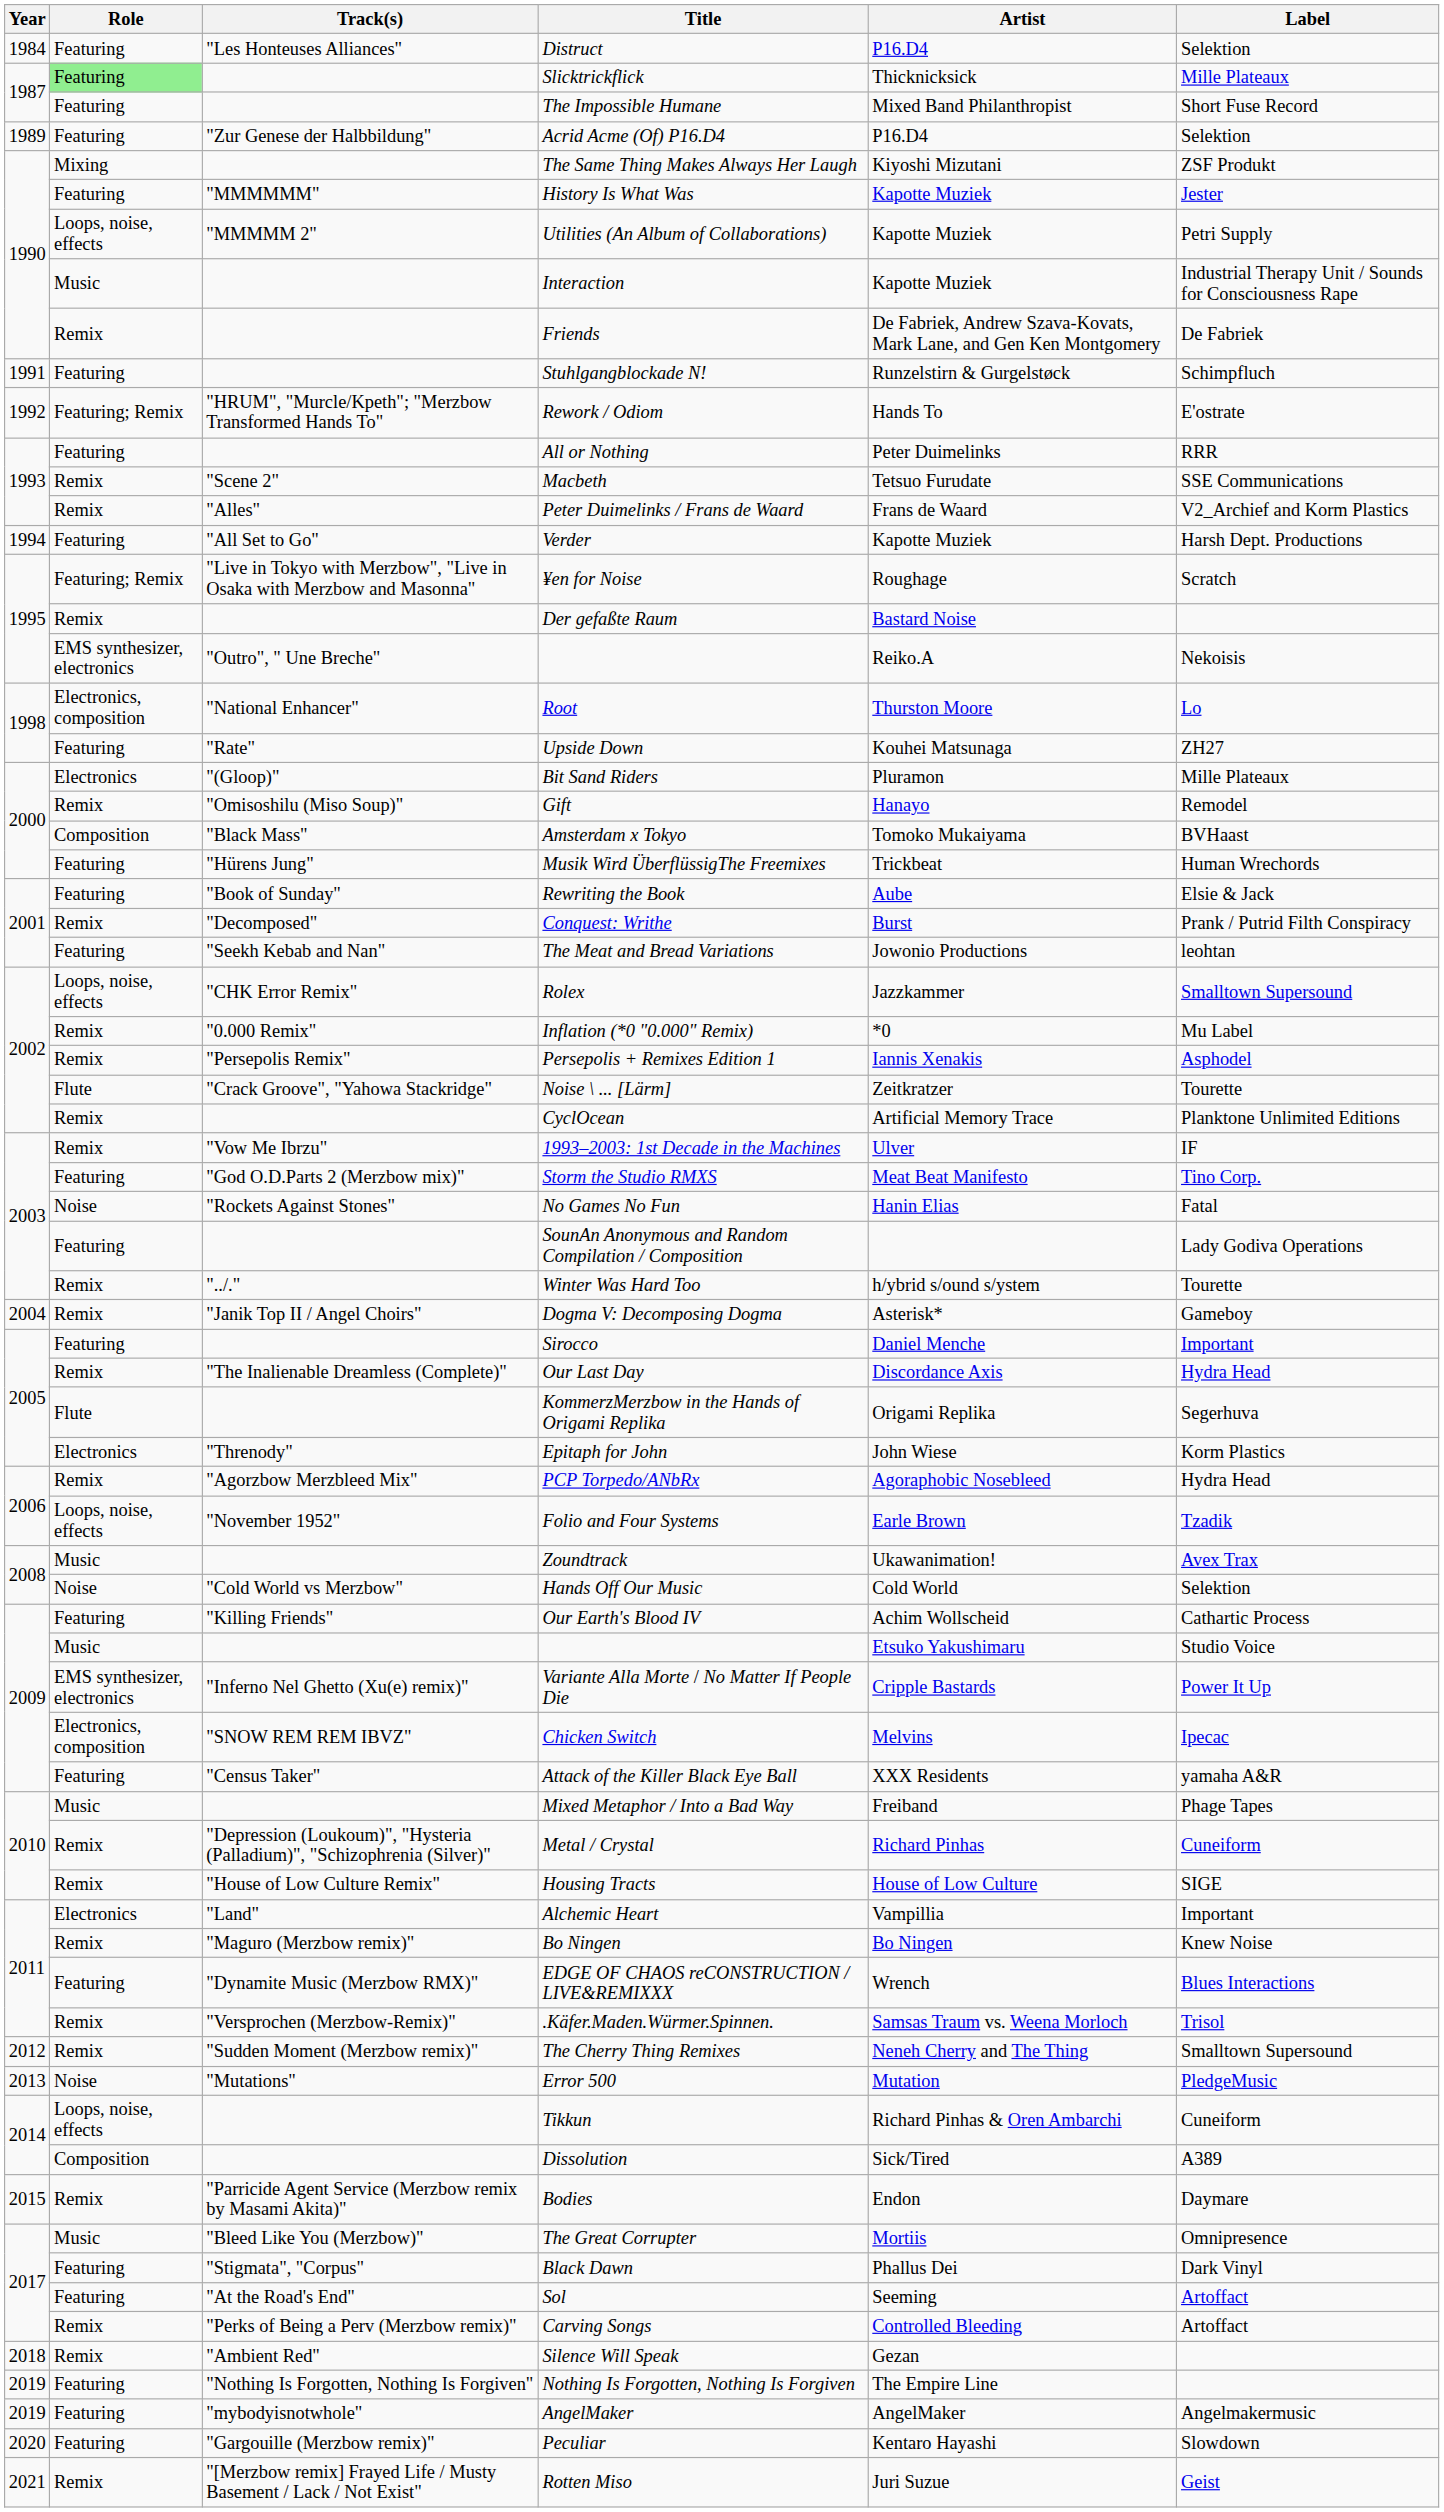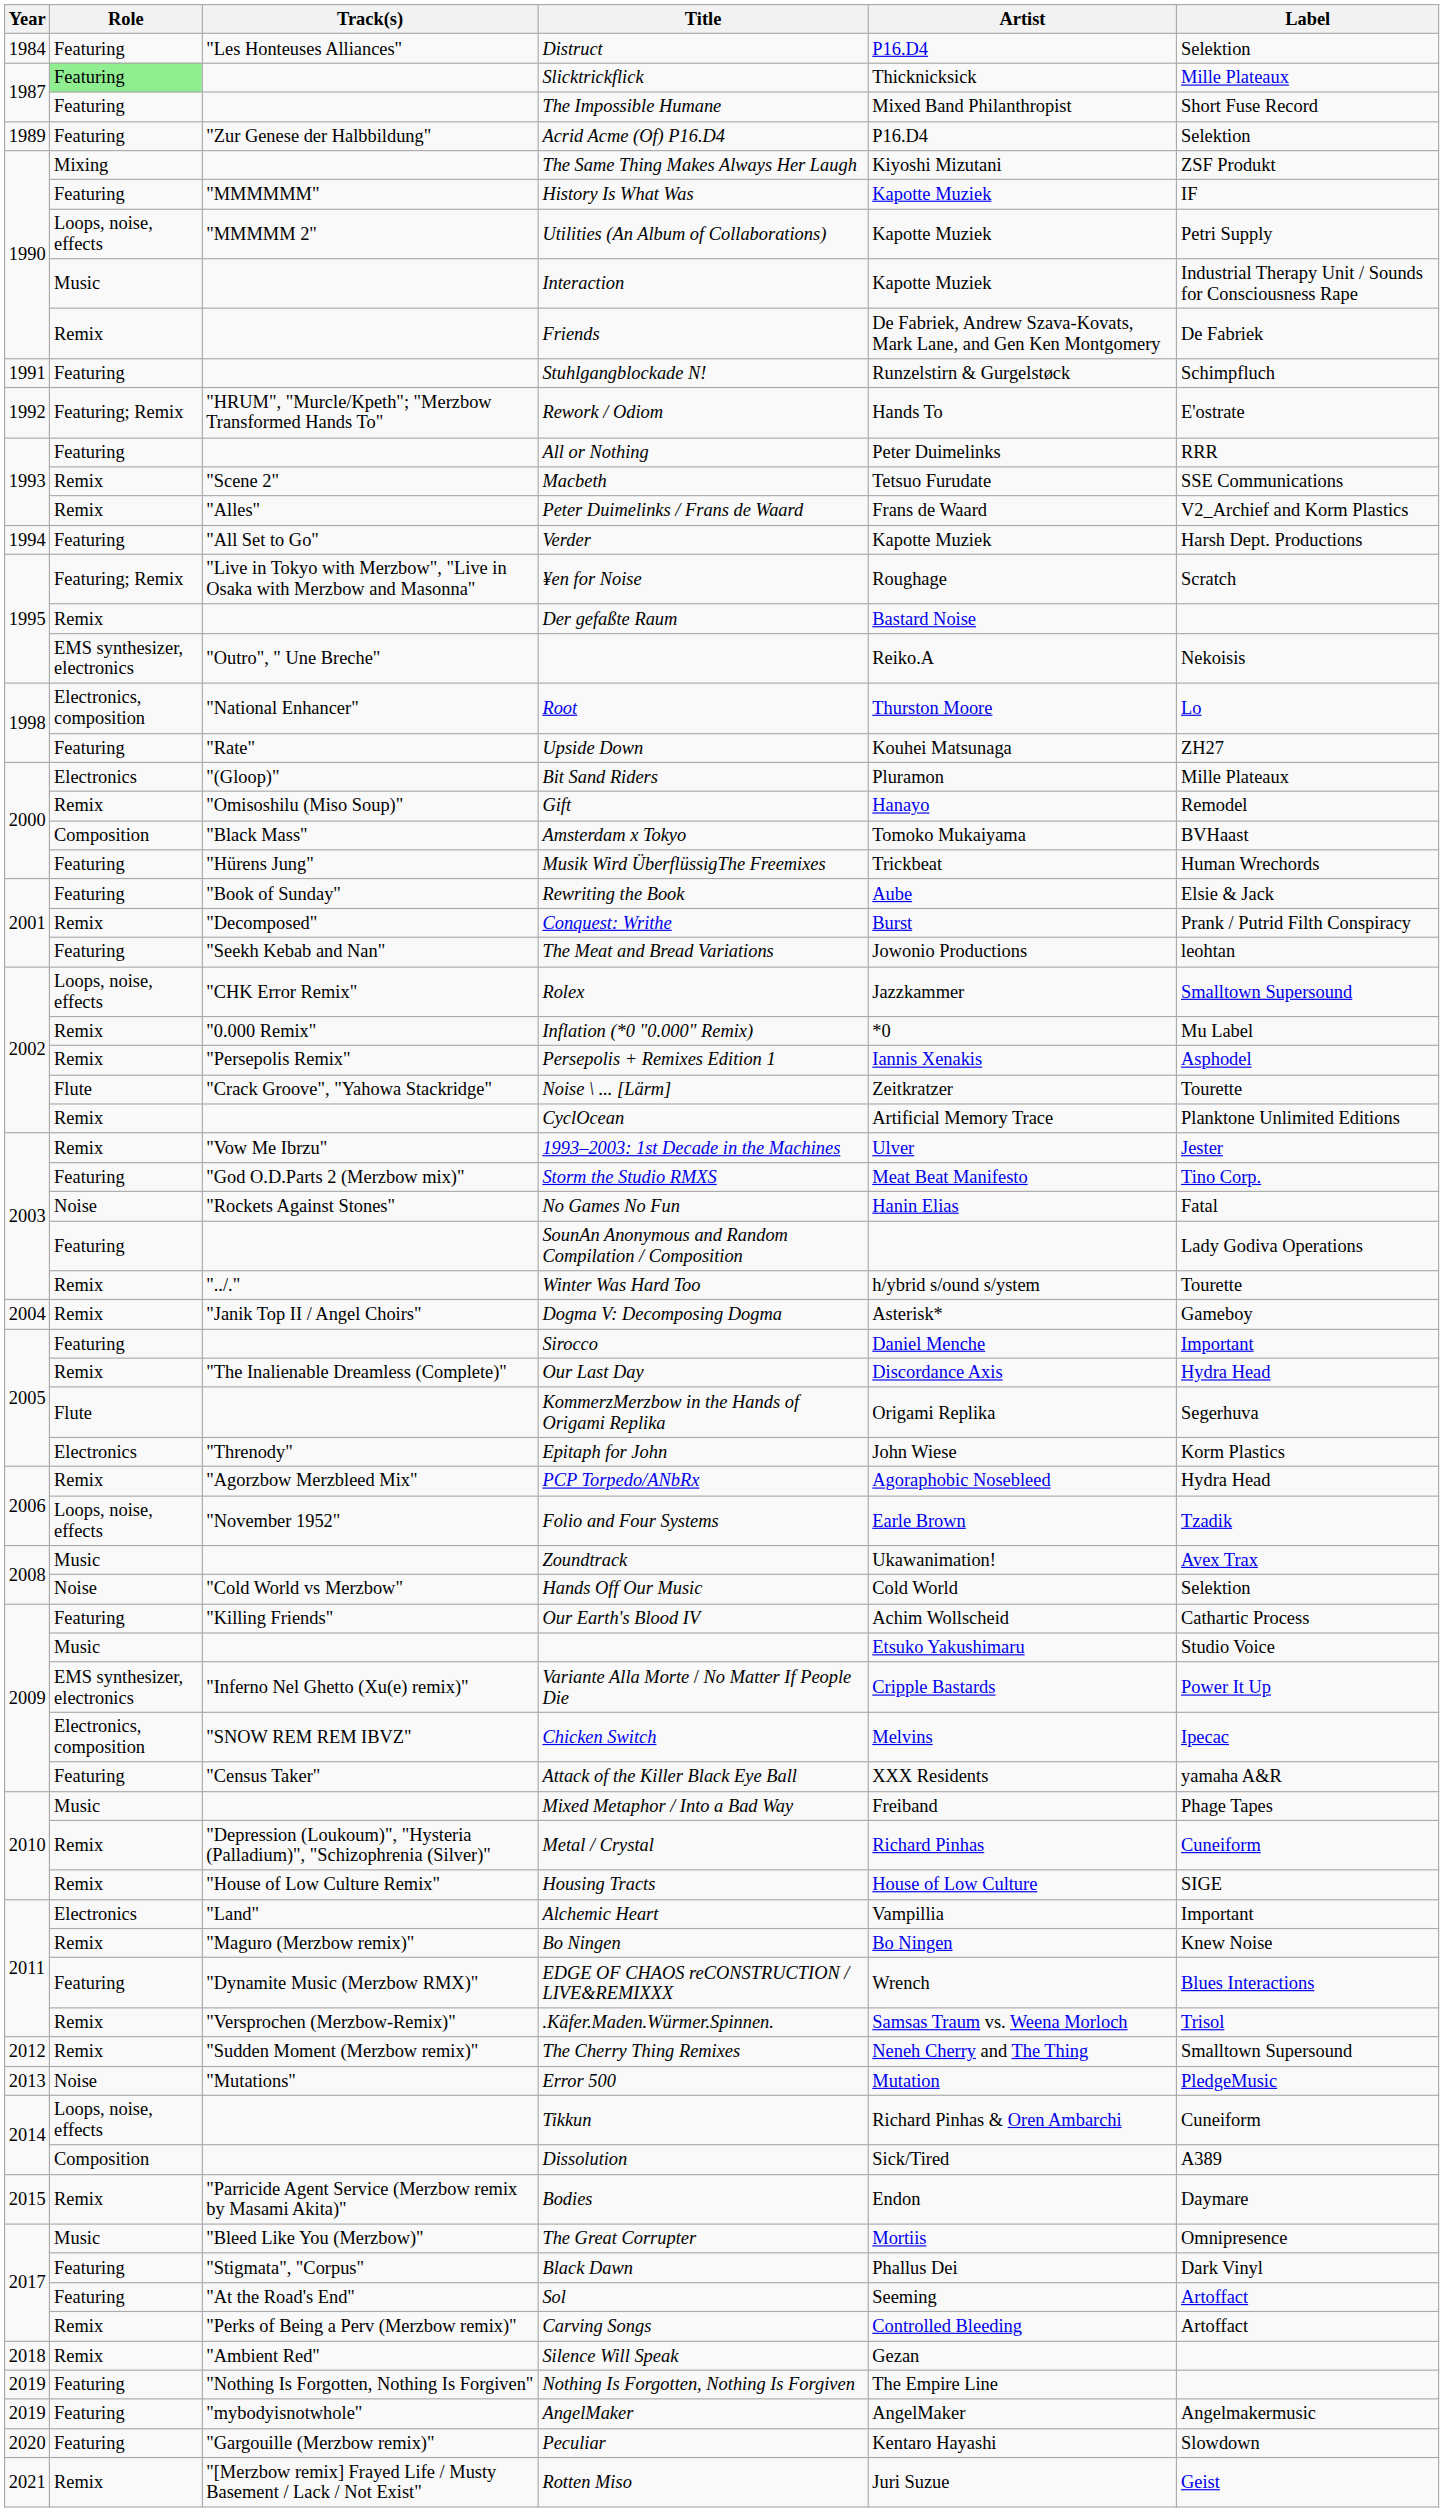(1202, 194) Jester -> (1189, 194) IF
(1189, 1147) IF -> (1202, 1147) Jester
